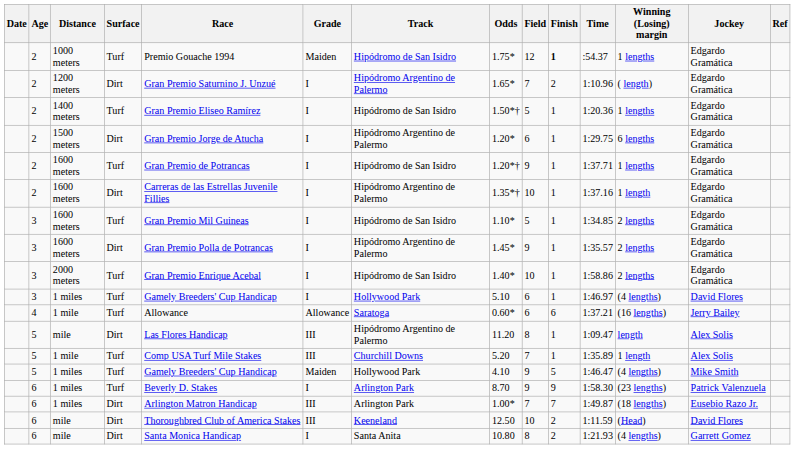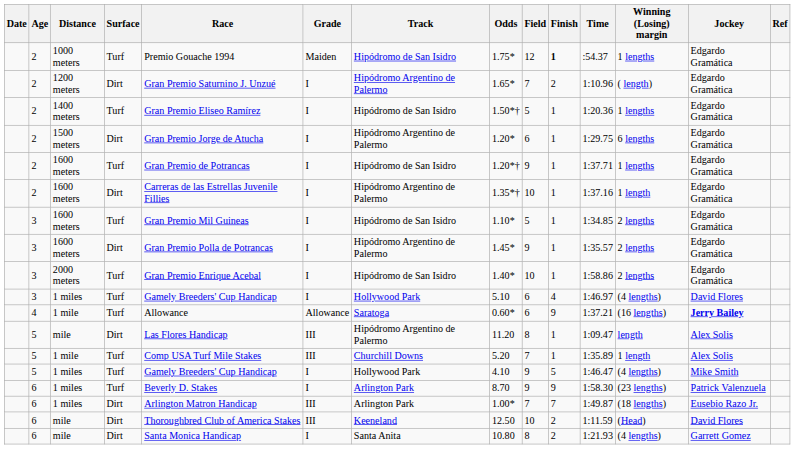(553, 297) 1 -> (553, 297) 4
(553, 313) 6 -> (553, 313) 9
(715, 313) normal -> (717, 313) bold
(321, 372) Maiden -> (307, 372) I
